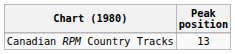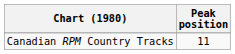(203, 41) 13 -> (203, 41) 11
